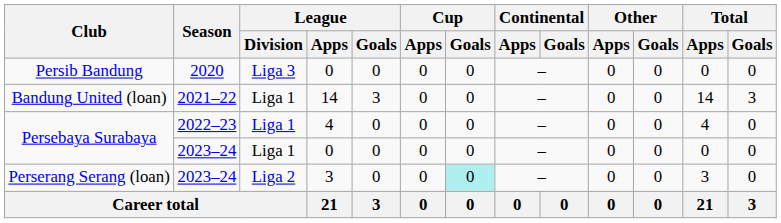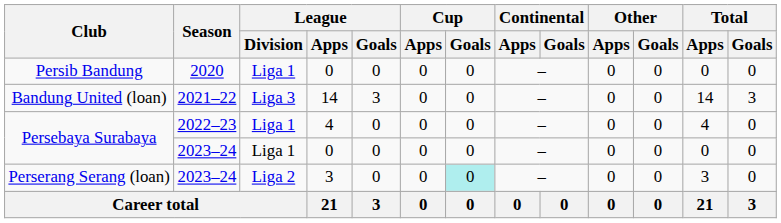(273, 71) Liga 3 -> (273, 71) Liga 1
(273, 97) Liga 1 -> (273, 97) Liga 3
